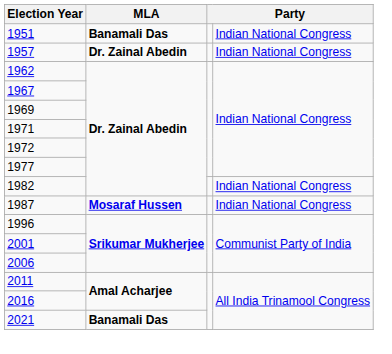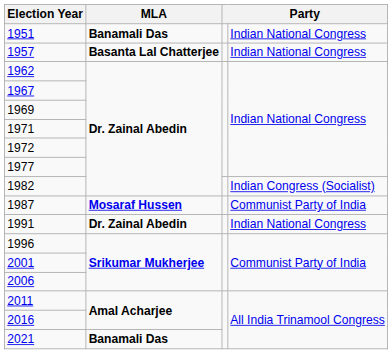(138, 53) Dr. Zainal Abedin -> (154, 53) Basanta Lal Chatterjee
(283, 186) Indian National Congress -> (303, 186) Indian Congress (Socialist)
(283, 205) Indian National Congress -> (298, 205) Communist Party of India
+ row: (21, 225)
